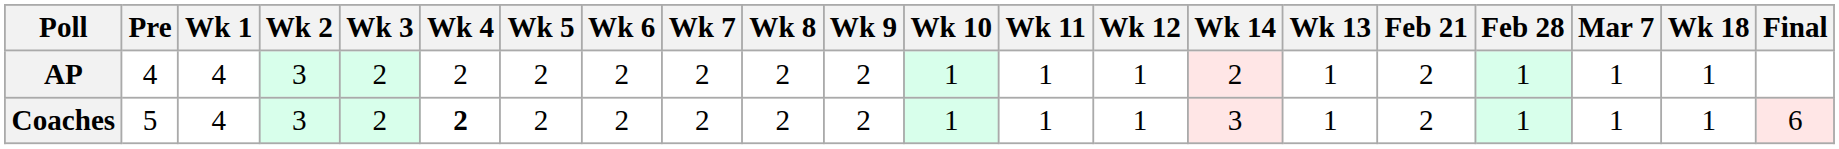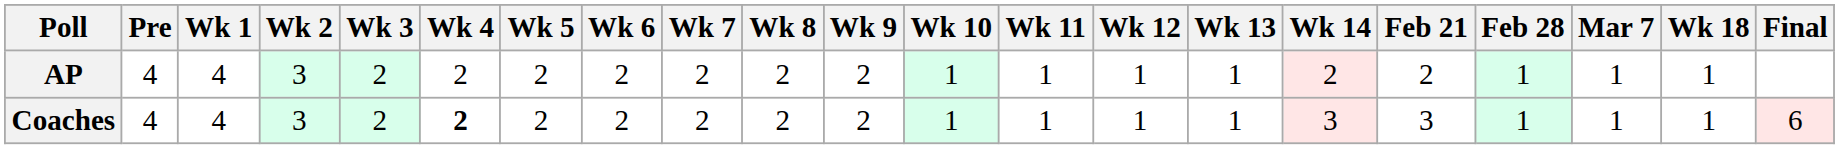columns swapped: (1330, 27) <-> (1235, 27)
(150, 119) 5 -> (150, 119) 4
(1426, 119) 2 -> (1426, 119) 3
